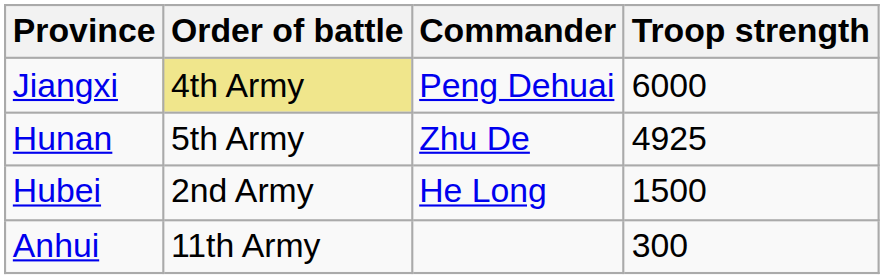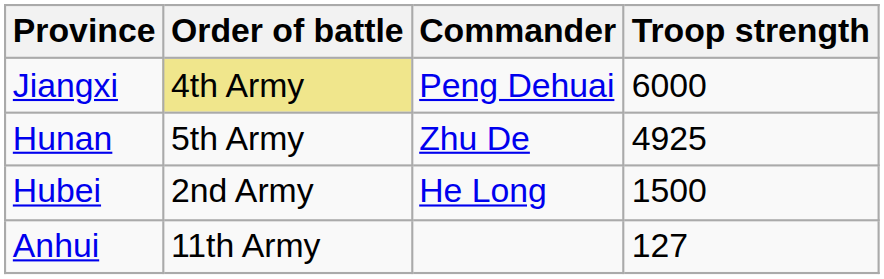(660, 245) 300 -> (660, 245) 127
